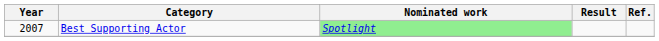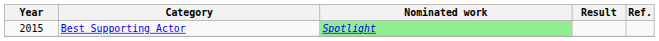(31, 29) 2007 -> (31, 29) 2015
